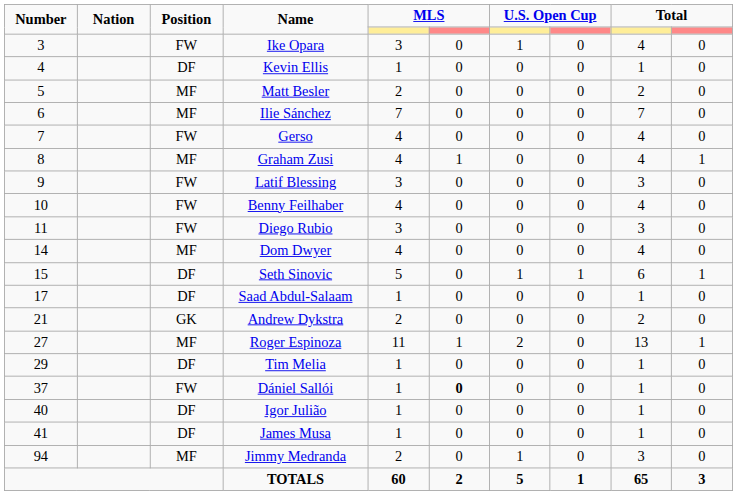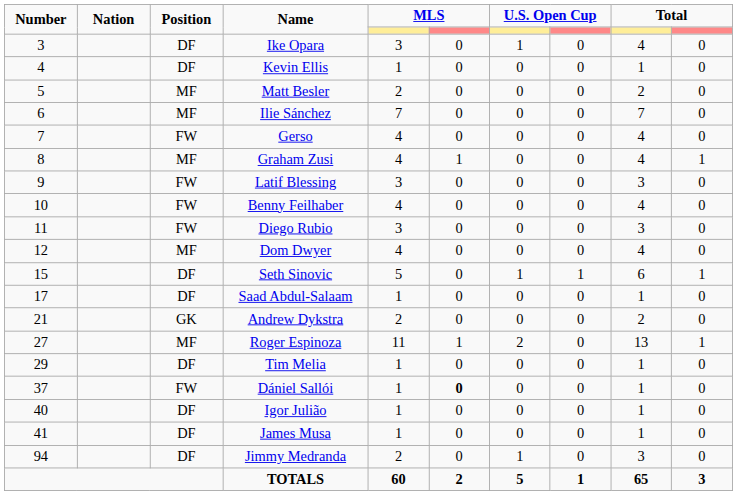(186, 45) FW -> (186, 45) DF
(41, 250) 14 -> (41, 250) 12
(186, 456) MF -> (186, 456) DF
